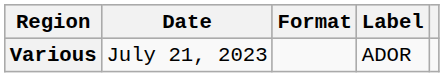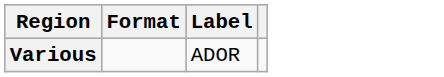- column: (187, 22)
